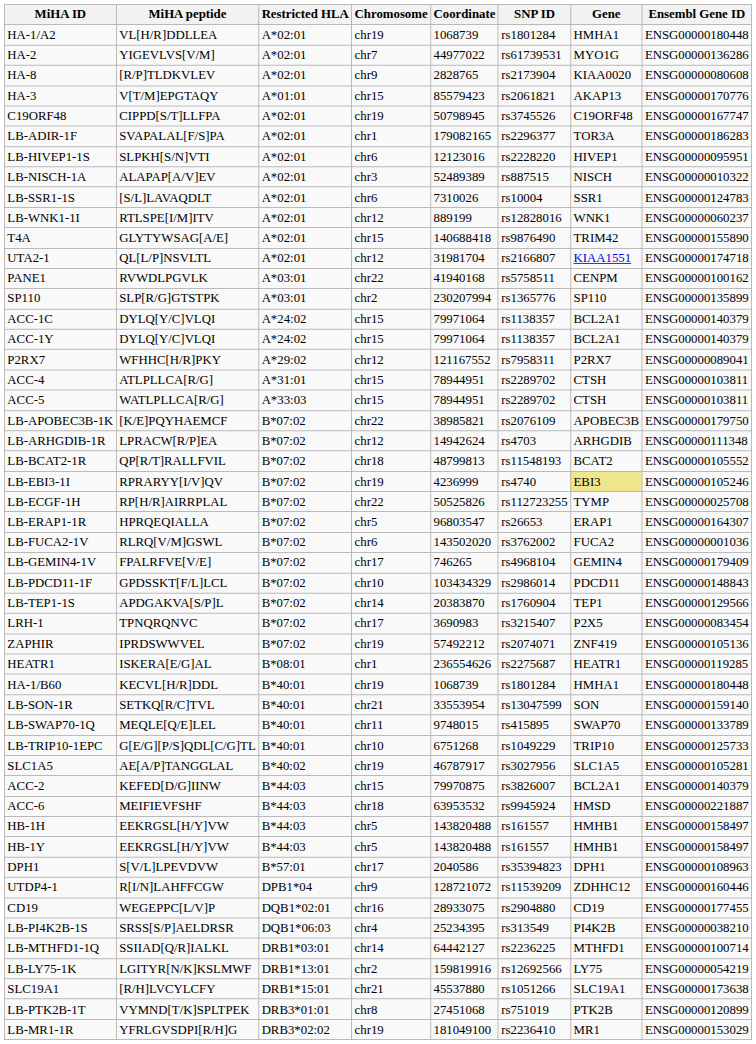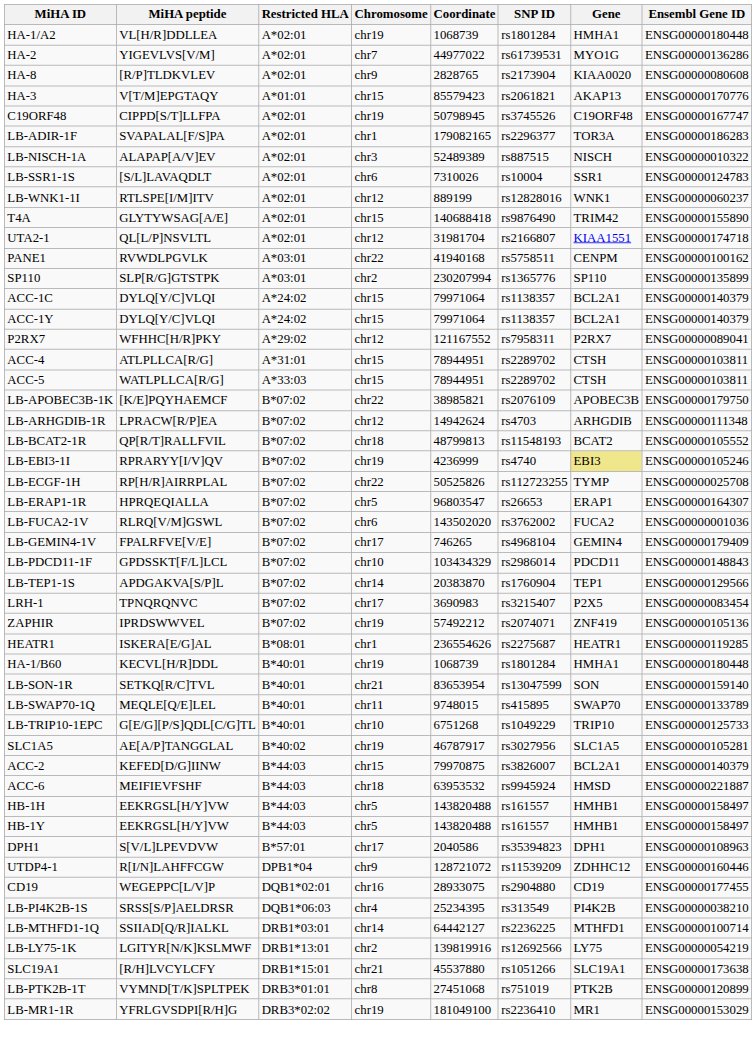- row: (49, 156)
(459, 704) 33553954 -> (459, 684) 83653954
(462, 968) 159819916 -> (462, 948) 139819916
